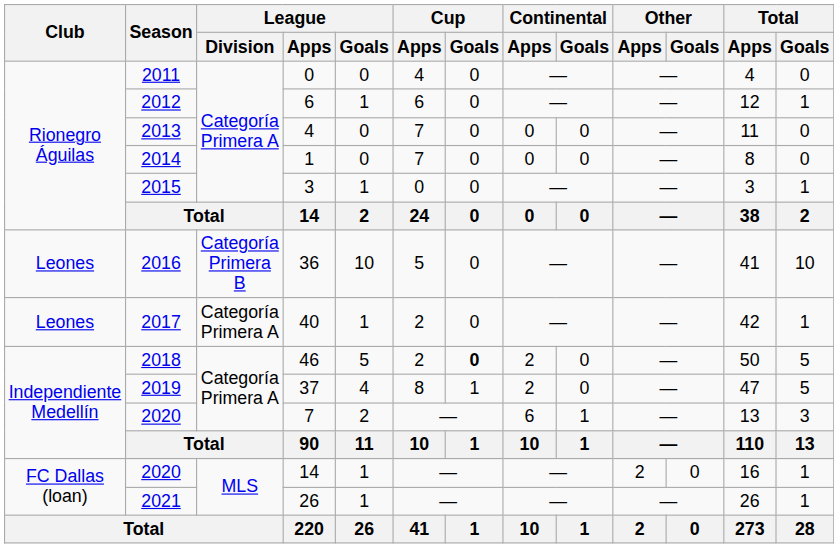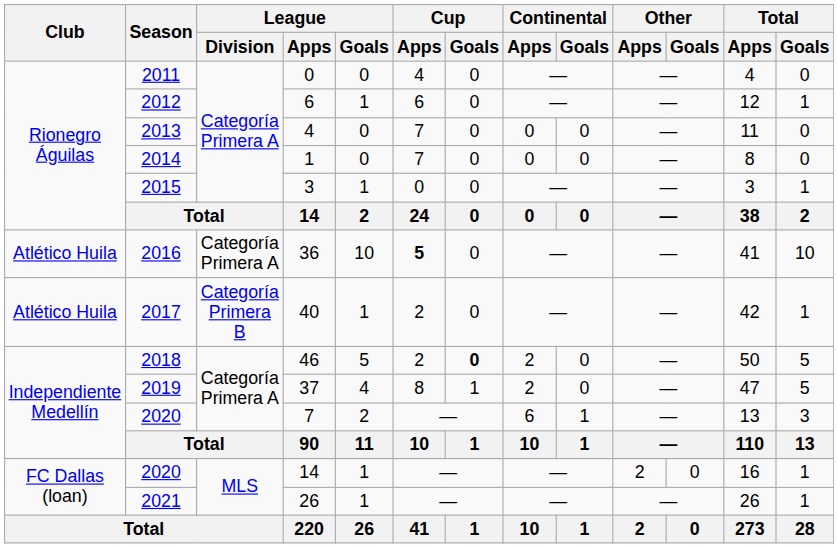(65, 263) Leones -> (65, 253) Atlético Huila
(240, 263) Categoría Primera B -> (240, 253) Categoría Primera A
(419, 263) normal -> (419, 253) bold
(65, 322) Leones -> (65, 312) Atlético Huila
(240, 322) Categoría Primera A -> (240, 312) Categoría Primera B
